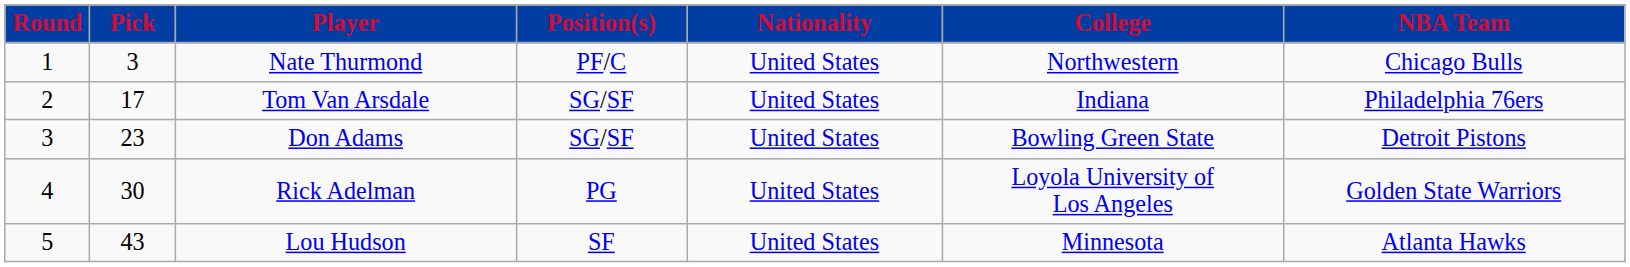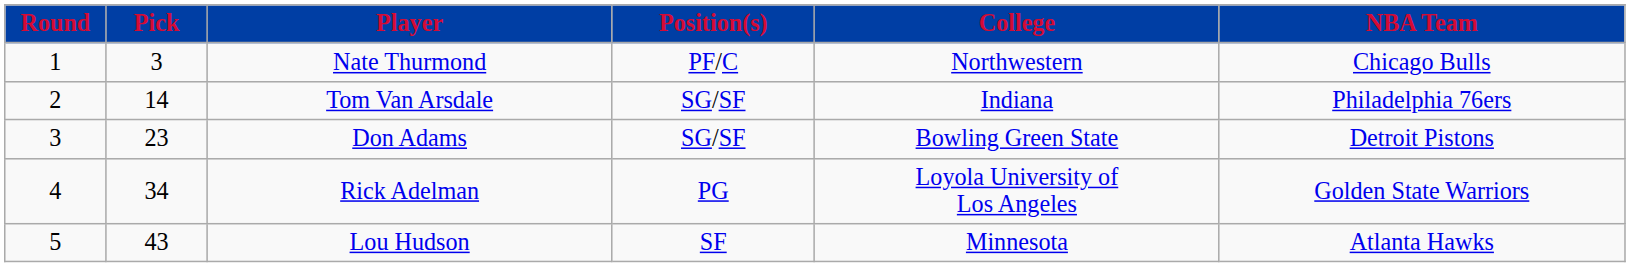- column: (814, 23)
(133, 100) 17 -> (157, 100) 14
(133, 190) 30 -> (157, 190) 34
